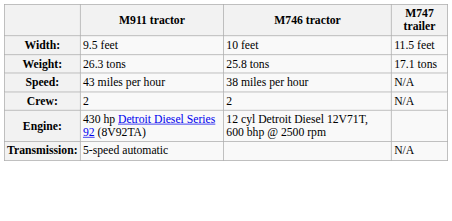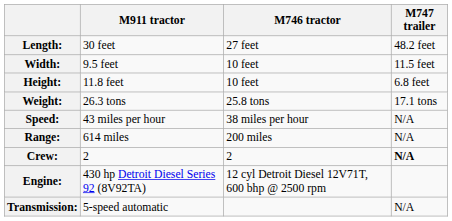+ row: (42, 45)
+ row: (42, 82)
+ row: (42, 138)
(404, 100) normal -> (404, 156) bold
